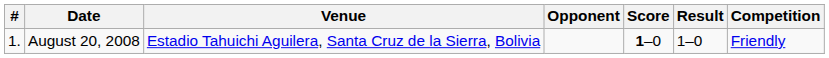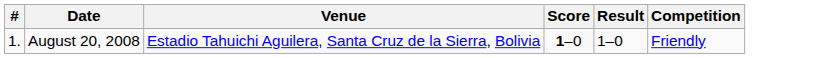- column: (584, 16)
